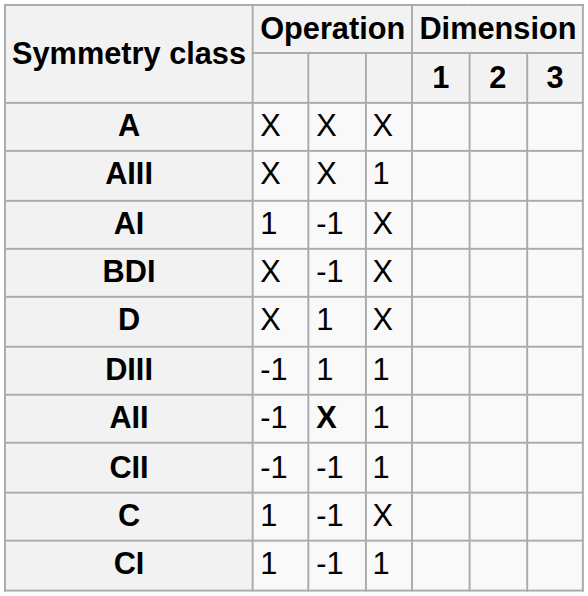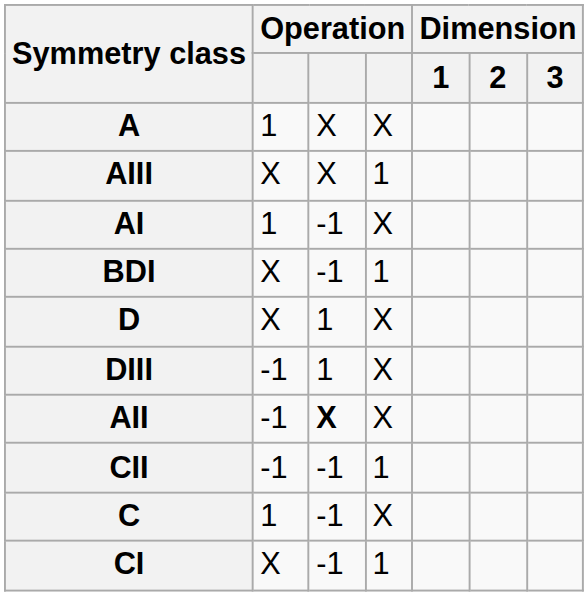(270, 126) X -> (269, 126) 1
(383, 272) X -> (381, 272) 1
(381, 369) 1 -> (383, 369) X
(381, 418) 1 -> (383, 418) X
(269, 564) 1 -> (270, 564) X
